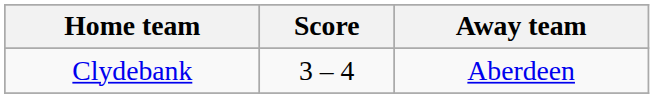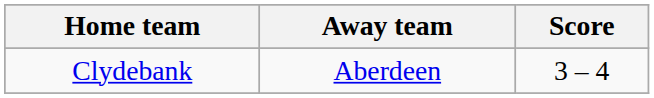columns swapped: (327, 26) <-> (521, 26)
